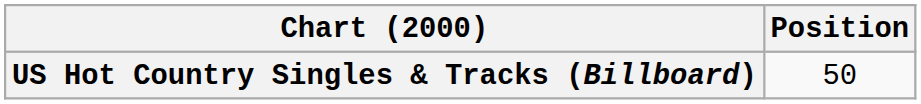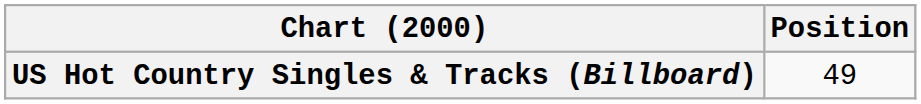(840, 76) 50 -> (840, 76) 49
